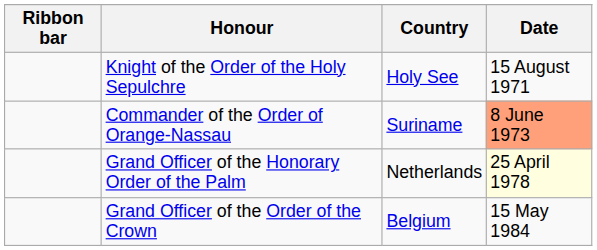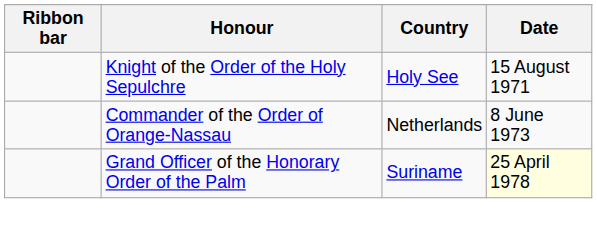(424, 124) Suriname -> (434, 124) Netherlands
(517, 124) lightsalmon background -> (517, 124) no background
(434, 173) Netherlands -> (424, 173) Suriname
- row: (233, 221)
